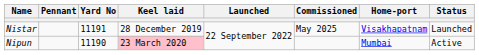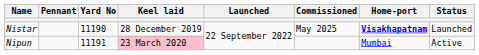(93, 29) 11191 -> (93, 29) 11190
(394, 29) normal -> (394, 29) bold
(93, 43) 11190 -> (93, 43) 11191
